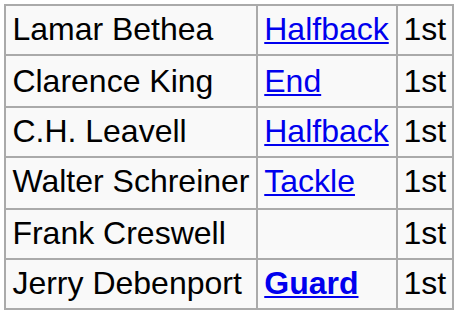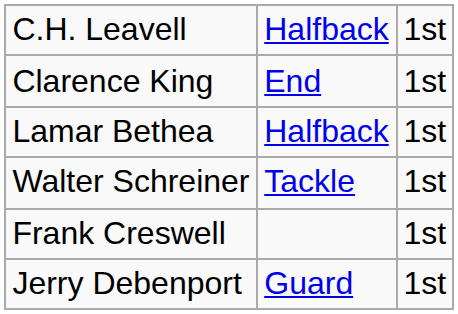rows swapped: (100, 131) <-> (113, 29)
(311, 283) bold -> (309, 283) normal
